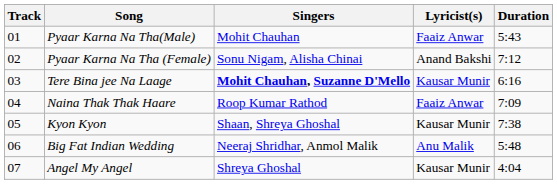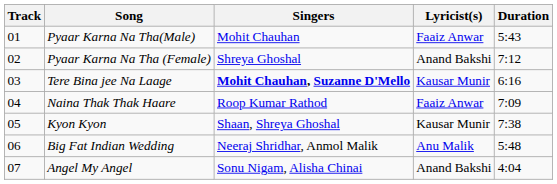(290, 59) Sonu Nigam, Alisha Chinai -> (259, 59) Shreya Ghoshal
(259, 168) Shreya Ghoshal -> (290, 168) Sonu Nigam, Alisha Chinai
(453, 168) Kausar Munir -> (454, 168) Anand Bakshi
